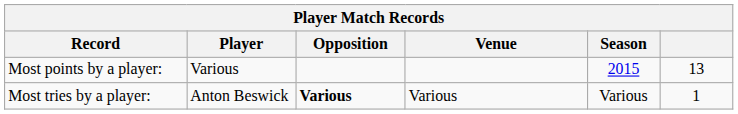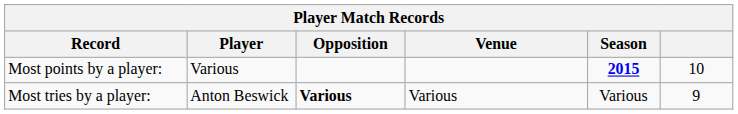(624, 70) normal -> (624, 70) bold
(696, 70) 13 -> (696, 70) 10
(696, 96) 1 -> (696, 96) 9
